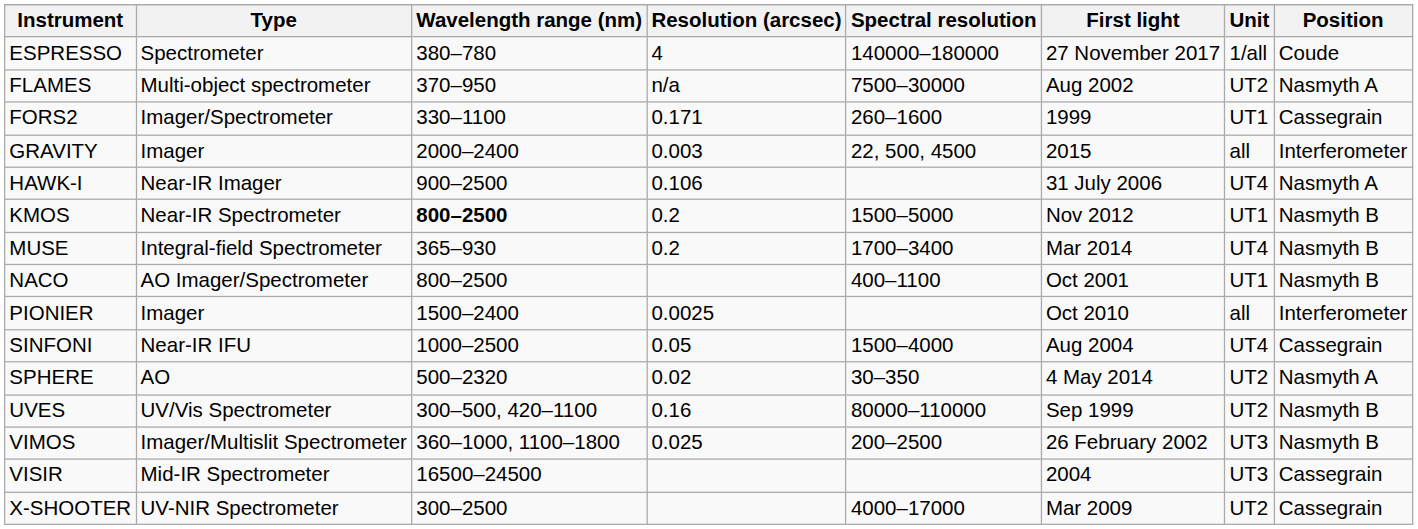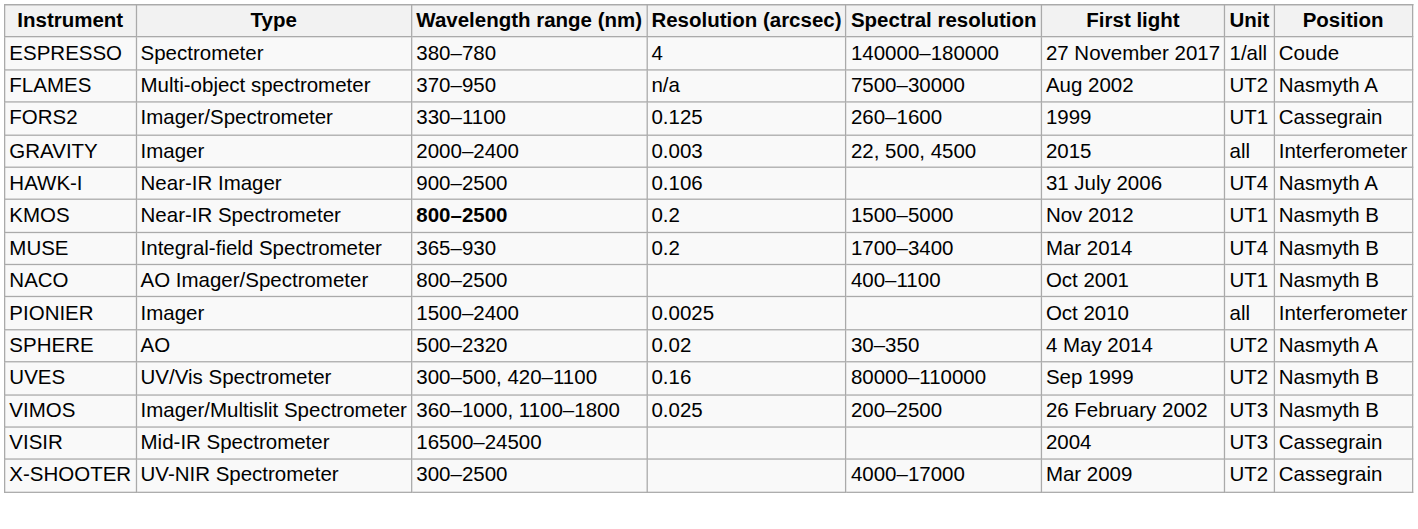(677, 118) 0.171 -> (677, 118) 0.125
- row: (51, 345)
